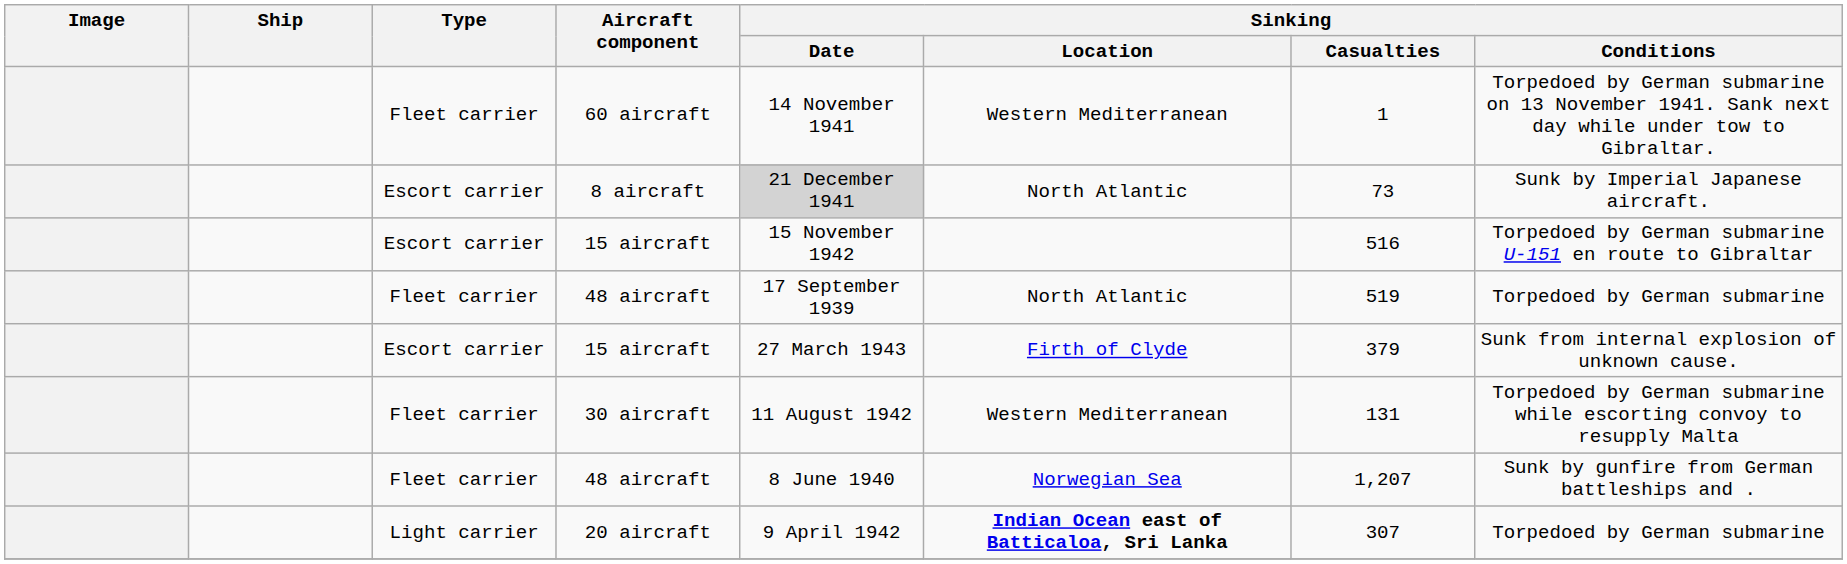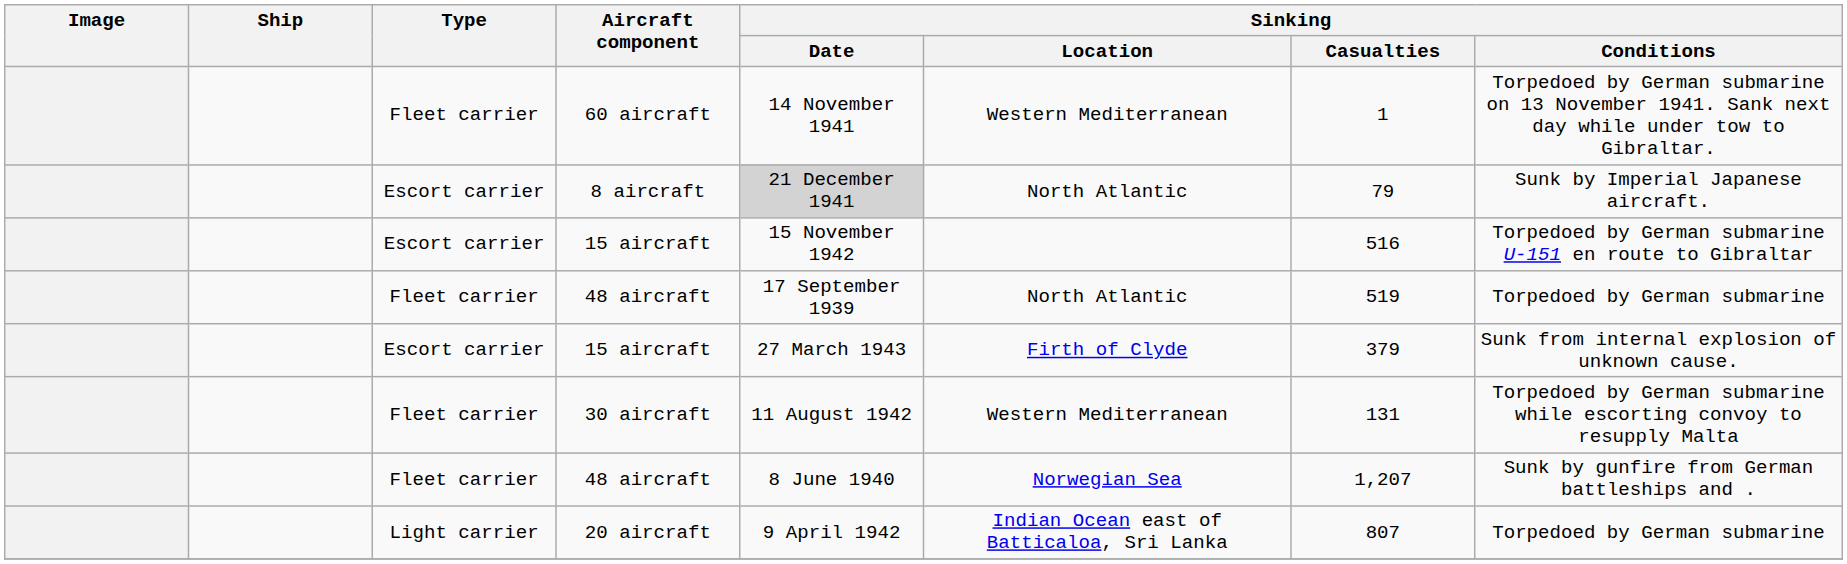(1383, 191) 73 -> (1383, 191) 79
(1107, 532) bold -> (1107, 532) normal
(1383, 532) 307 -> (1383, 532) 807
